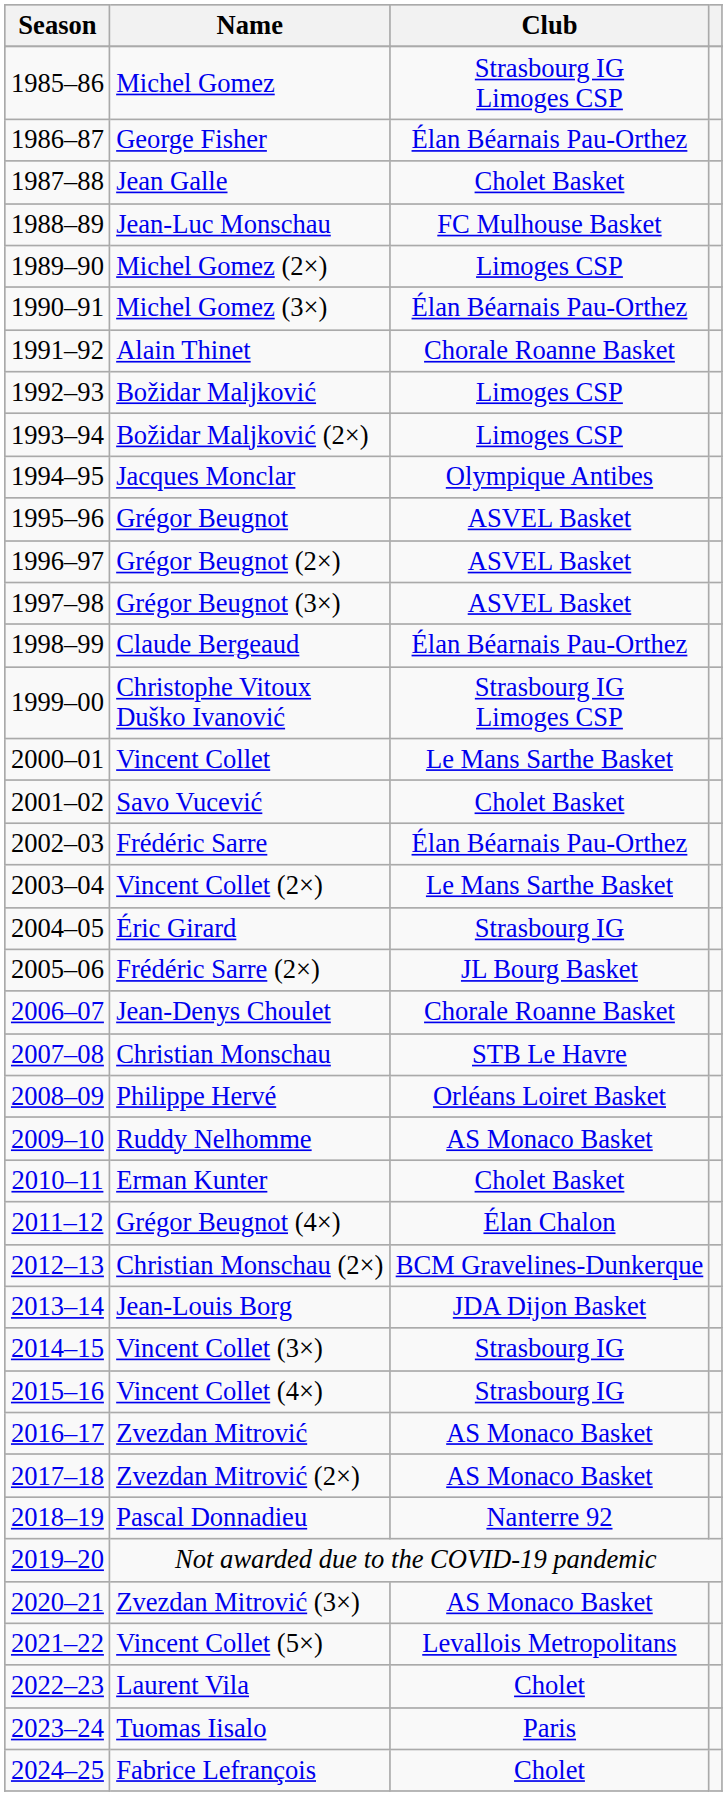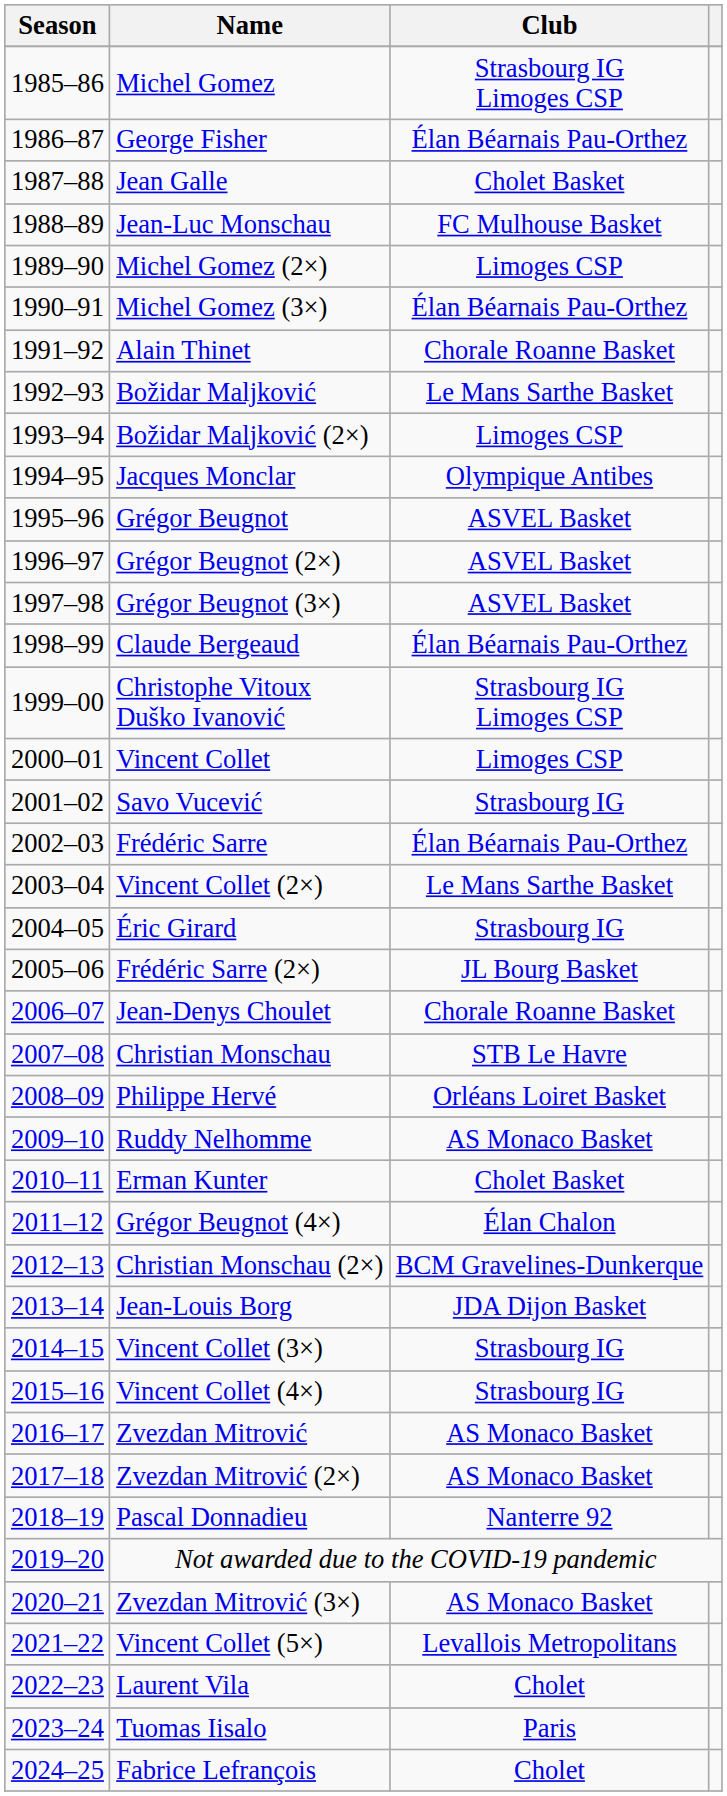(549, 392) Limoges CSP -> (549, 392) Le Mans Sarthe Basket
(549, 759) Le Mans Sarthe Basket -> (549, 759) Limoges CSP
(549, 801) Cholet Basket -> (549, 801) Strasbourg IG
